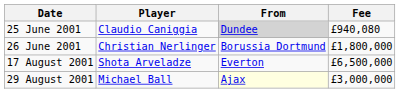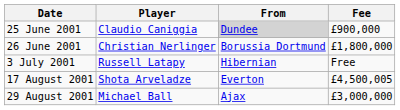(355, 30) £940,080 -> (355, 30) £900,000
+ row: (41, 63)
(362, 63) £6,500,000 -> (362, 80) £4,500,005
(233, 80) lightyellow background -> (233, 96) no background
